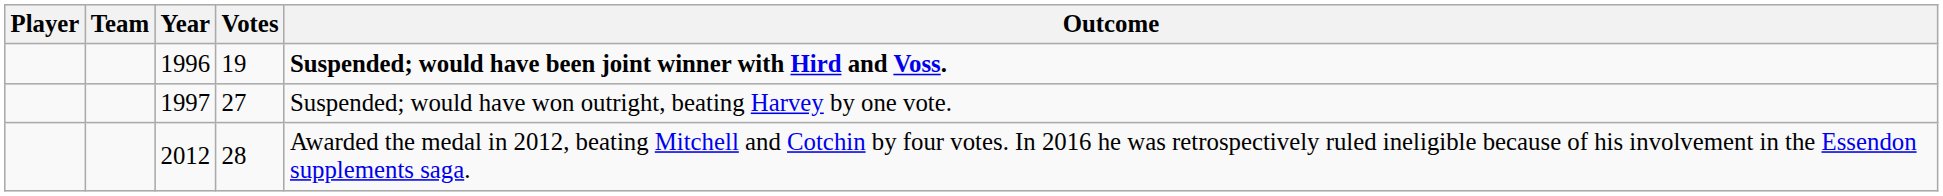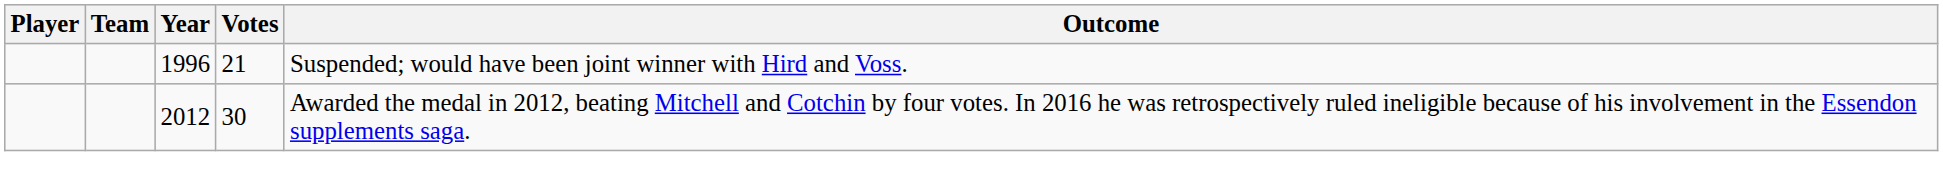(234, 63) 19 -> (234, 63) 21
(618, 63) bold -> (599, 63) normal
- row: (185, 102)
(234, 156) 28 -> (234, 116) 30
